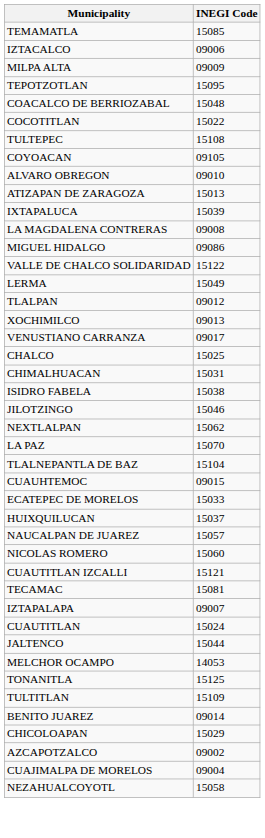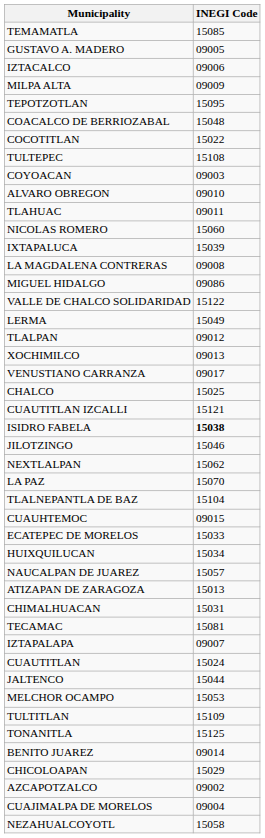+ row: (66, 49)
(210, 157) 09105 -> (210, 175) 09003
+ row: (34, 211)
rows swapped: (76, 193) <-> (57, 553)
rows swapped: (54, 373) <-> (67, 572)
(210, 391) normal -> (210, 427) bold
(210, 517) 15037 -> (210, 553) 15034
(210, 662) 14053 -> (210, 698) 15053
rows swapped: (40, 680) <-> (38, 698)
